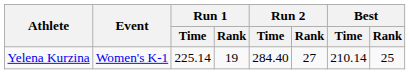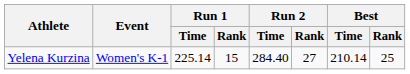(232, 58) 19 -> (232, 58) 15
